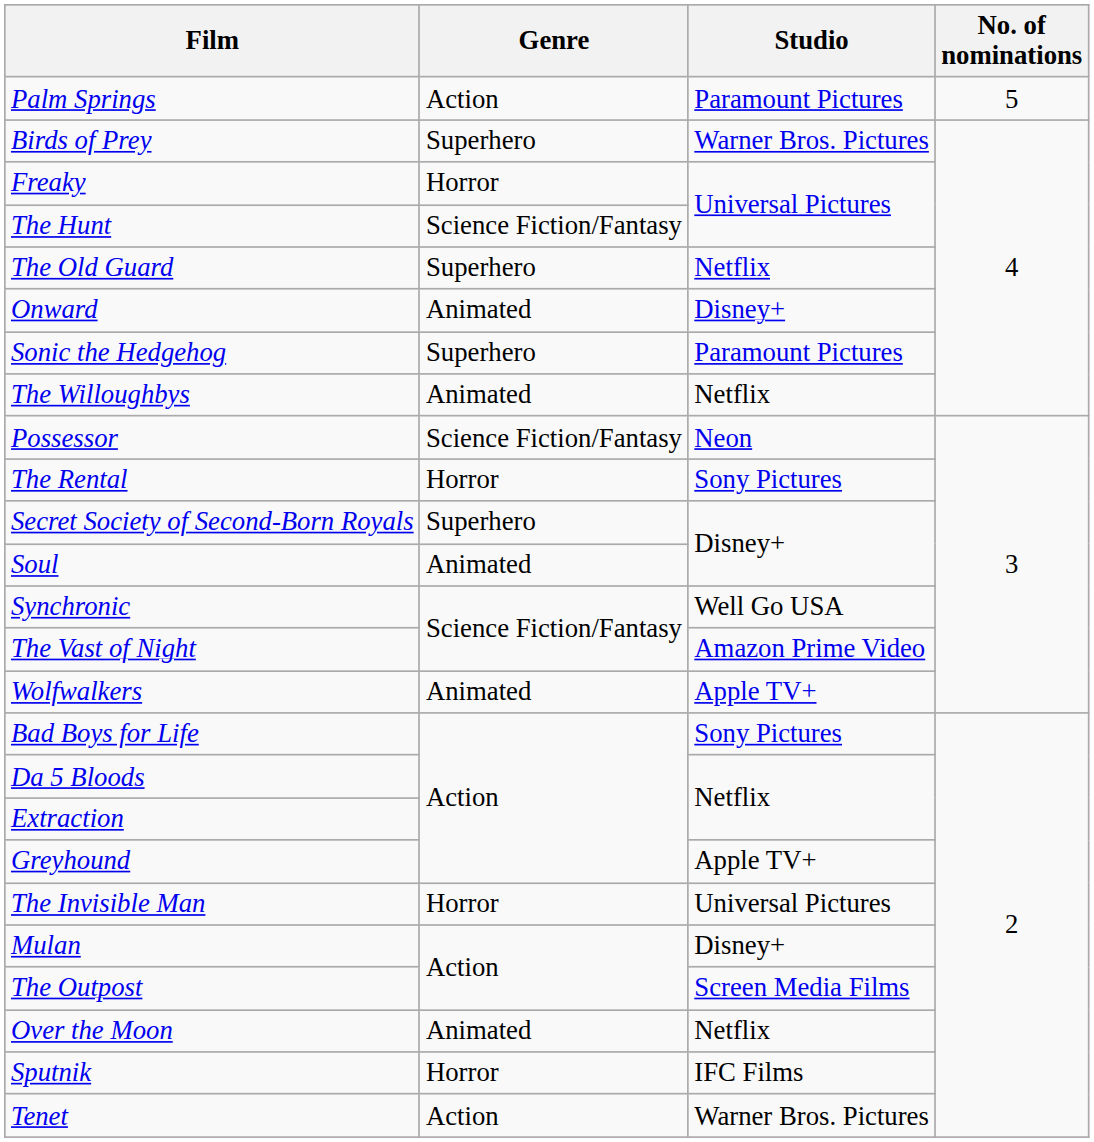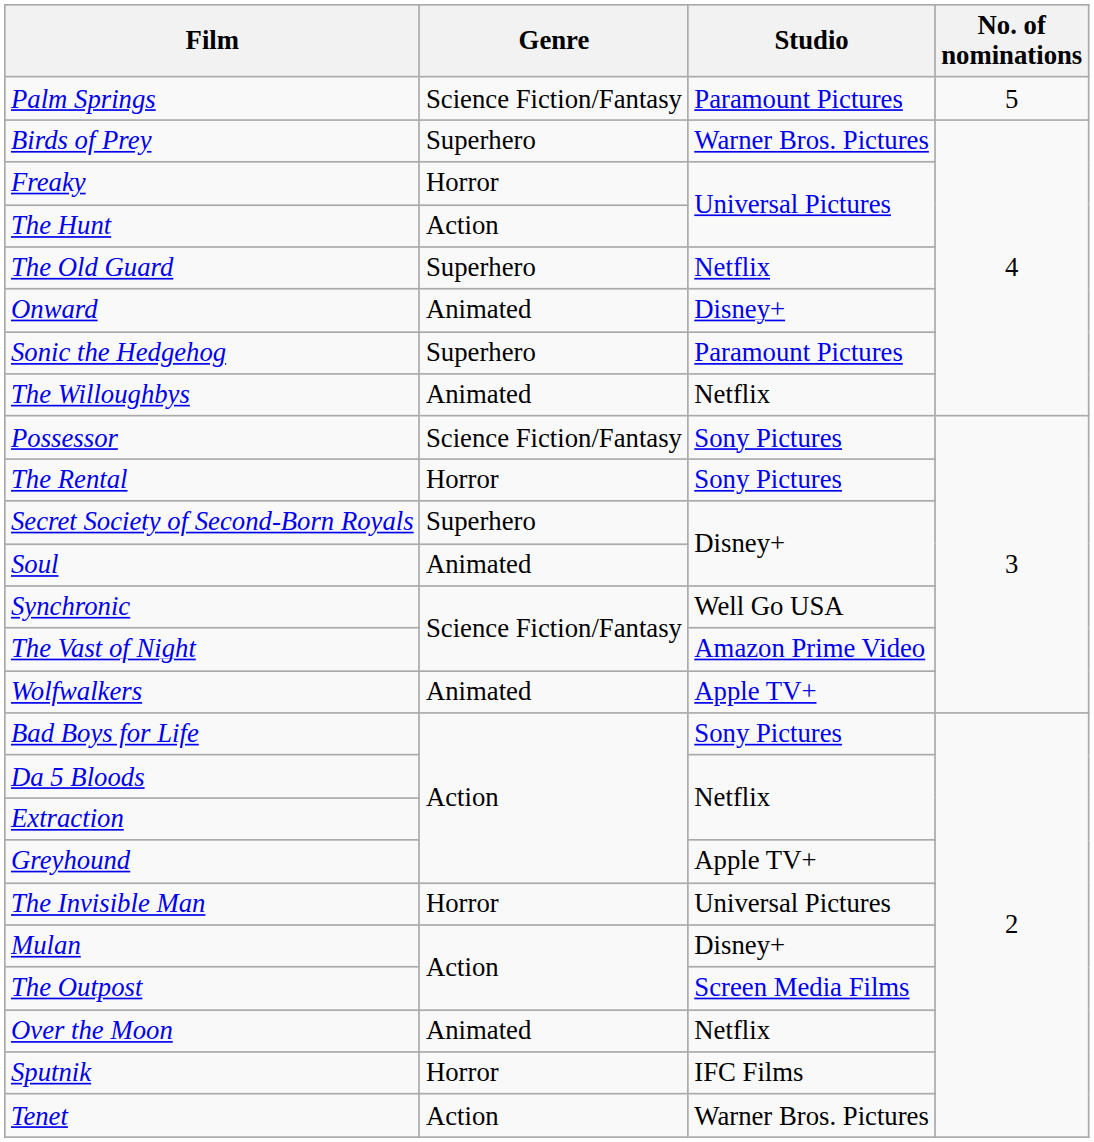(462, 98) Action -> (554, 98) Science Fiction/Fantasy
(554, 225) Science Fiction/Fantasy -> (462, 225) Action
(723, 437) Neon -> (768, 437) Sony Pictures
